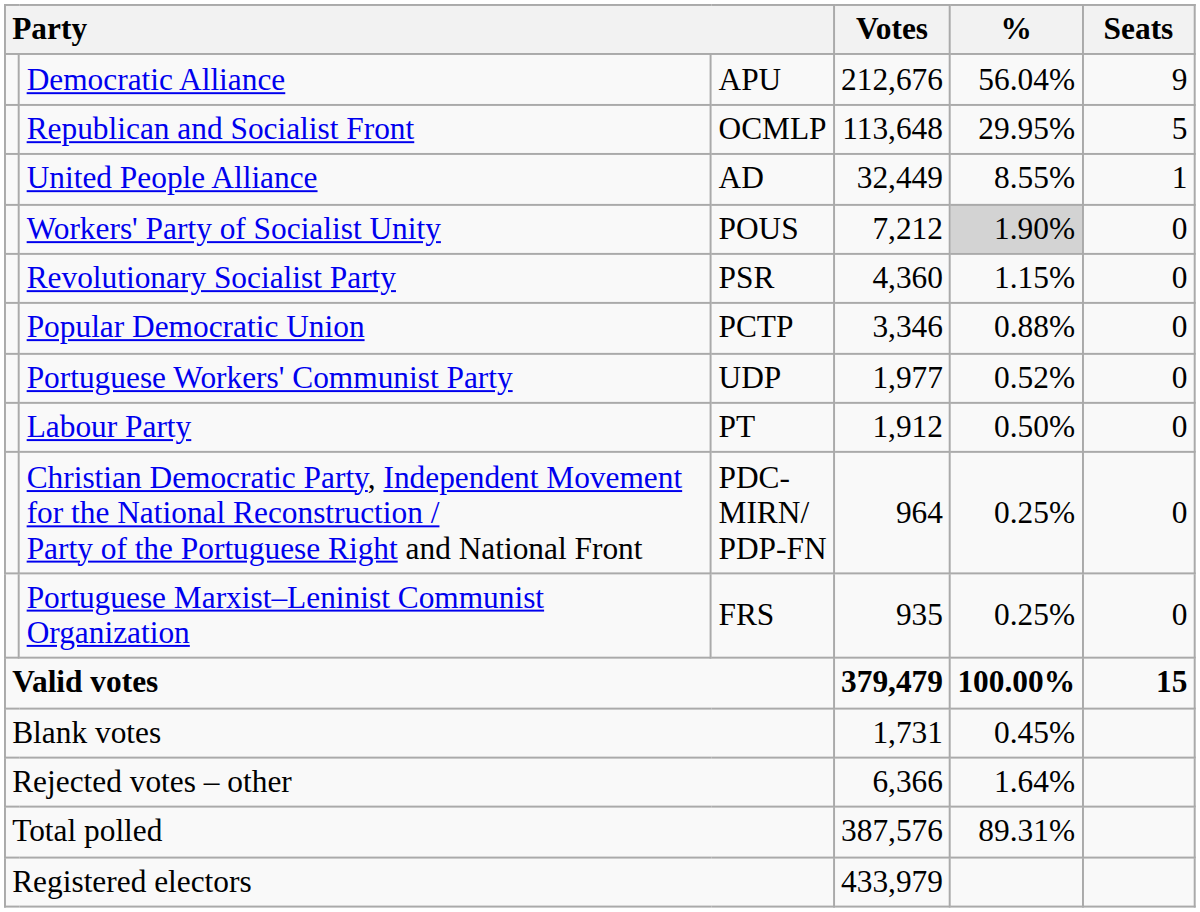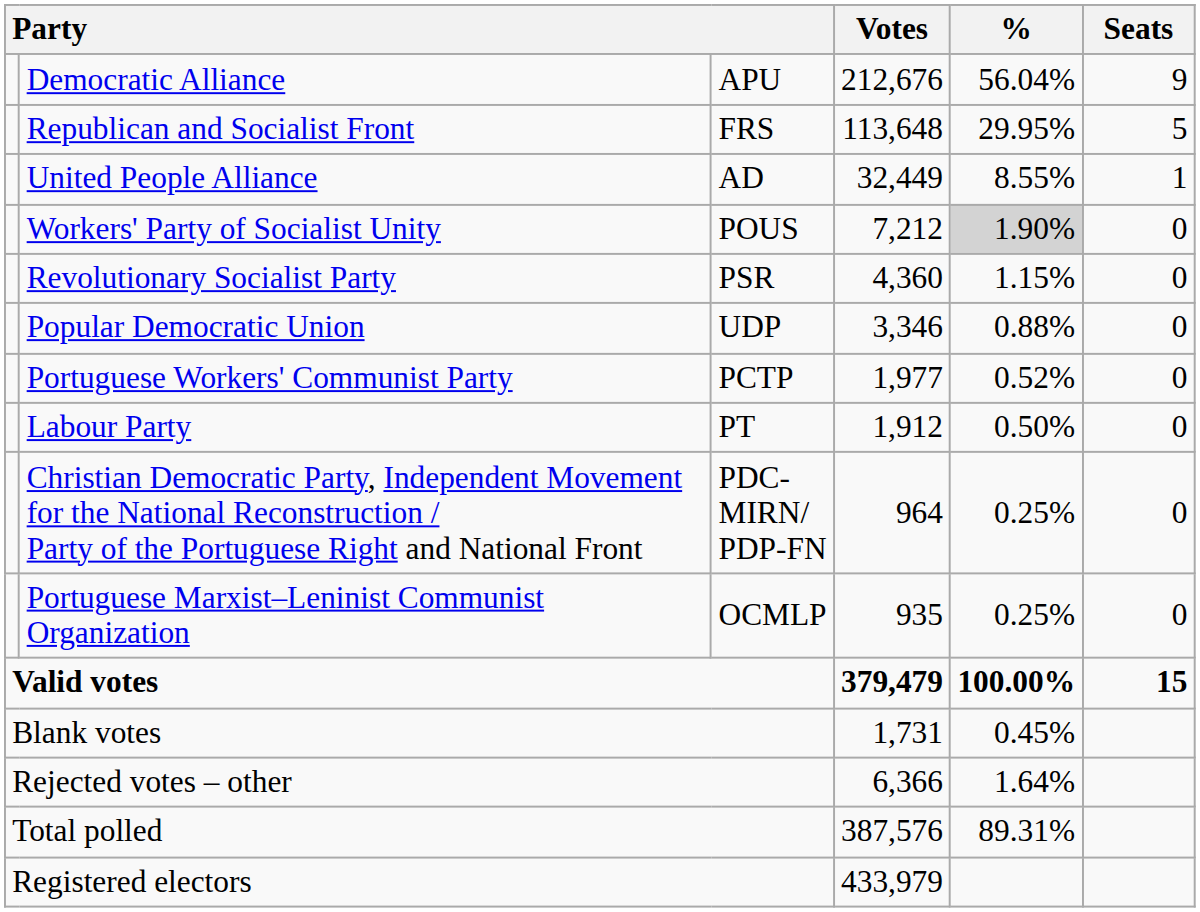(773, 128) OCMLP -> (746, 128) FRS
(756, 327) PCTP -> (750, 327) UDP
(750, 377) UDP -> (756, 377) PCTP
(746, 614) FRS -> (773, 614) OCMLP
